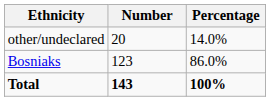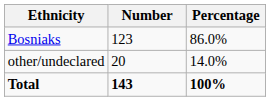rows swapped: (34, 61) <-> (56, 38)
